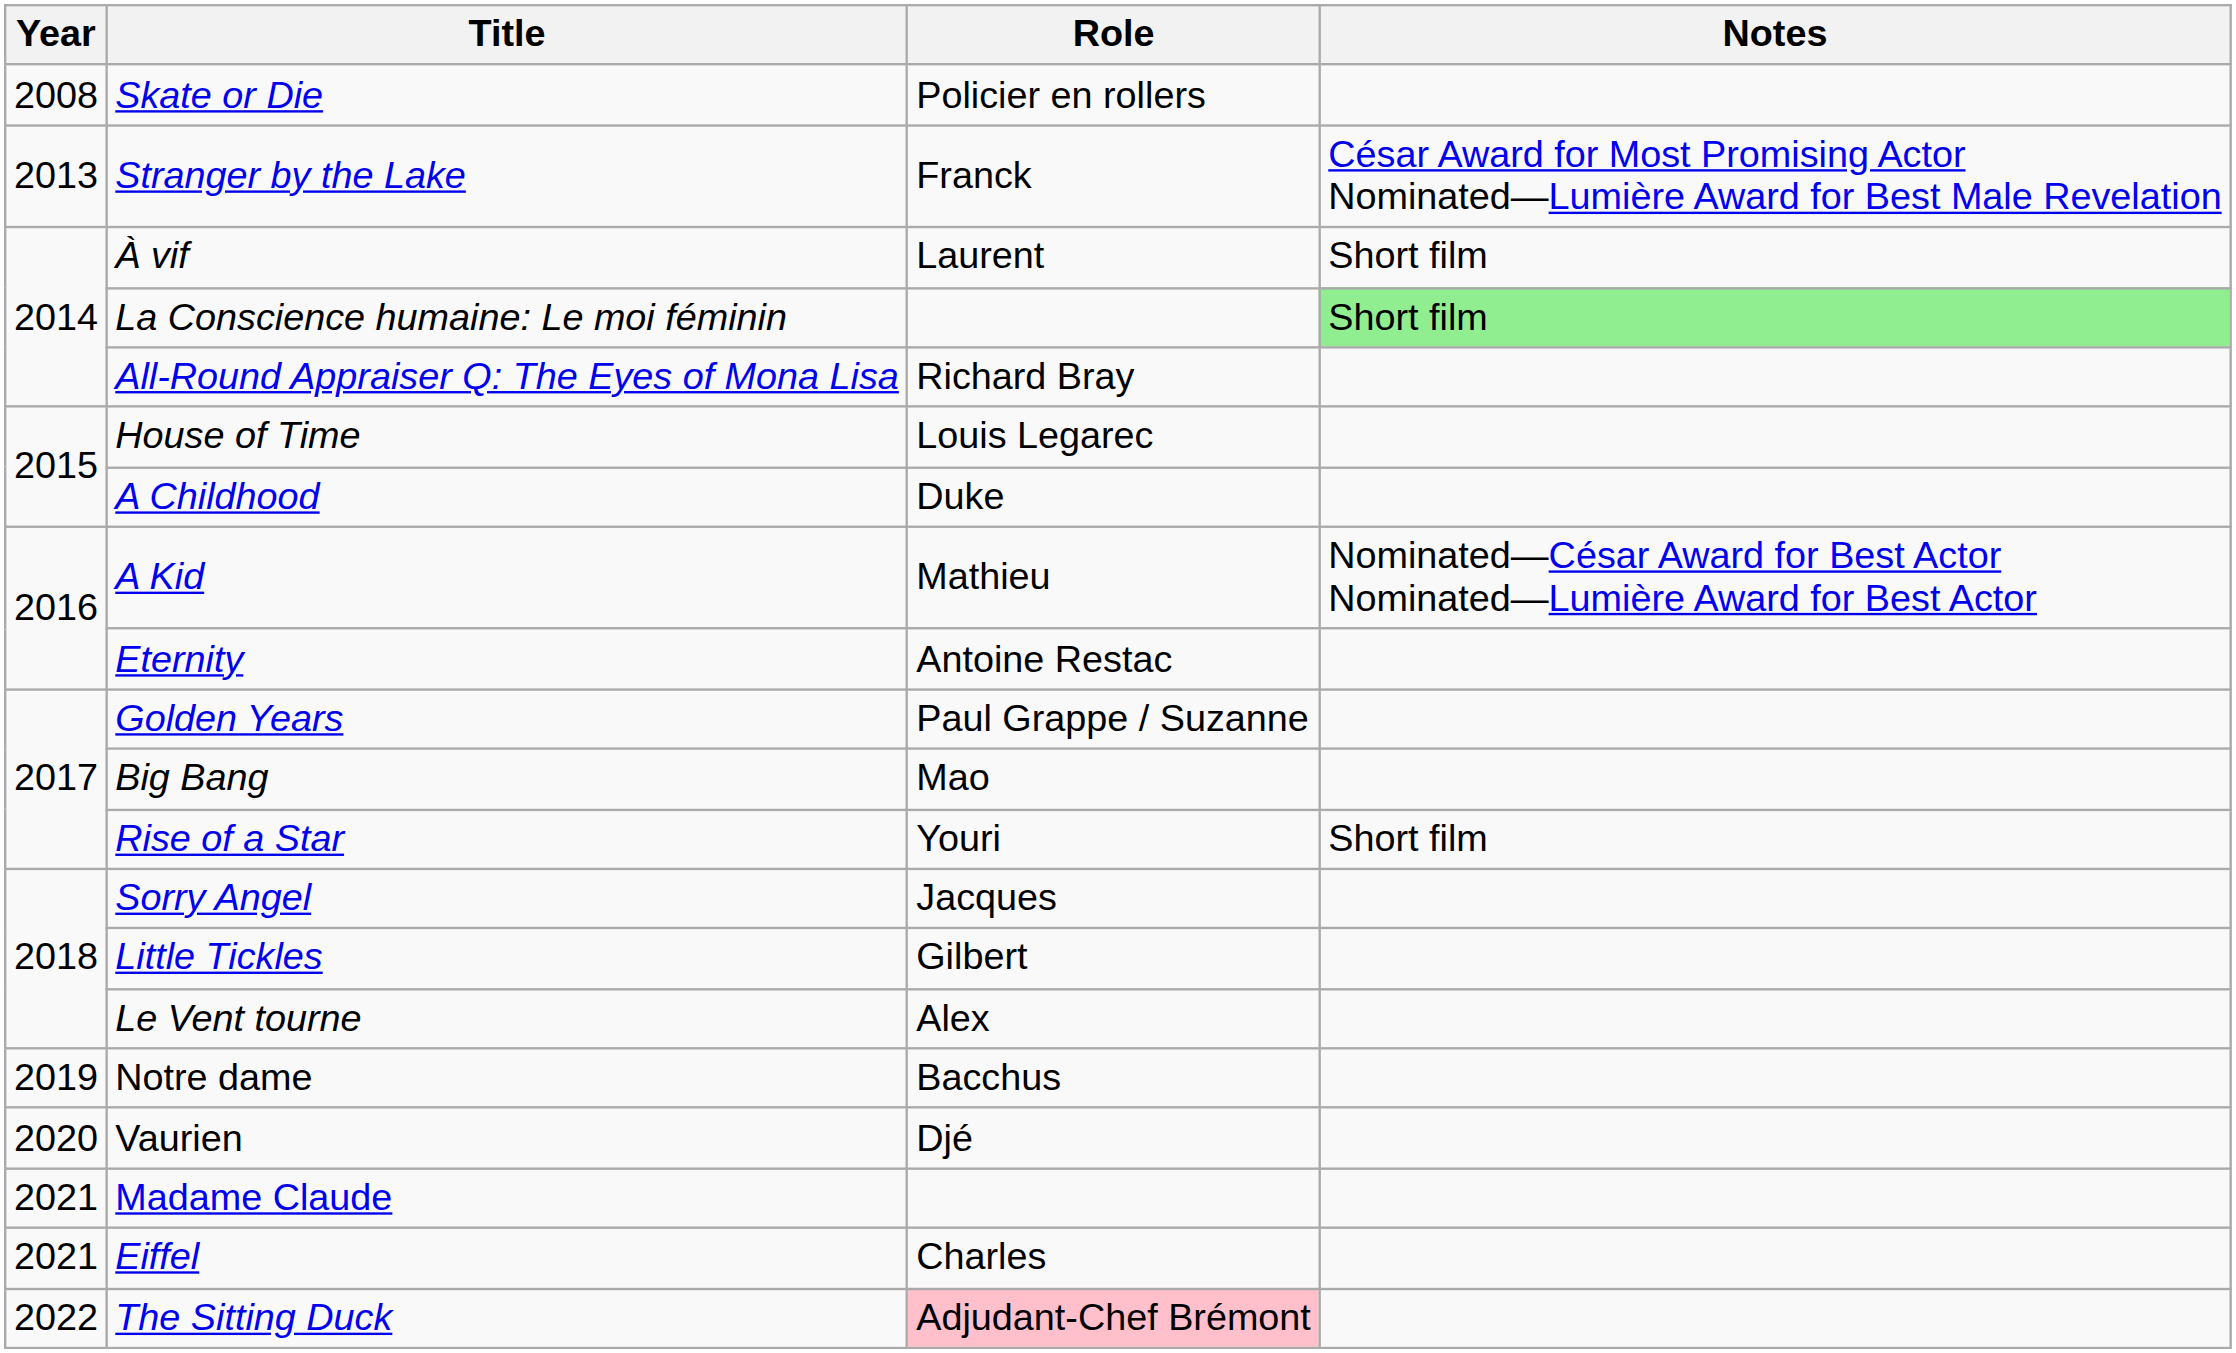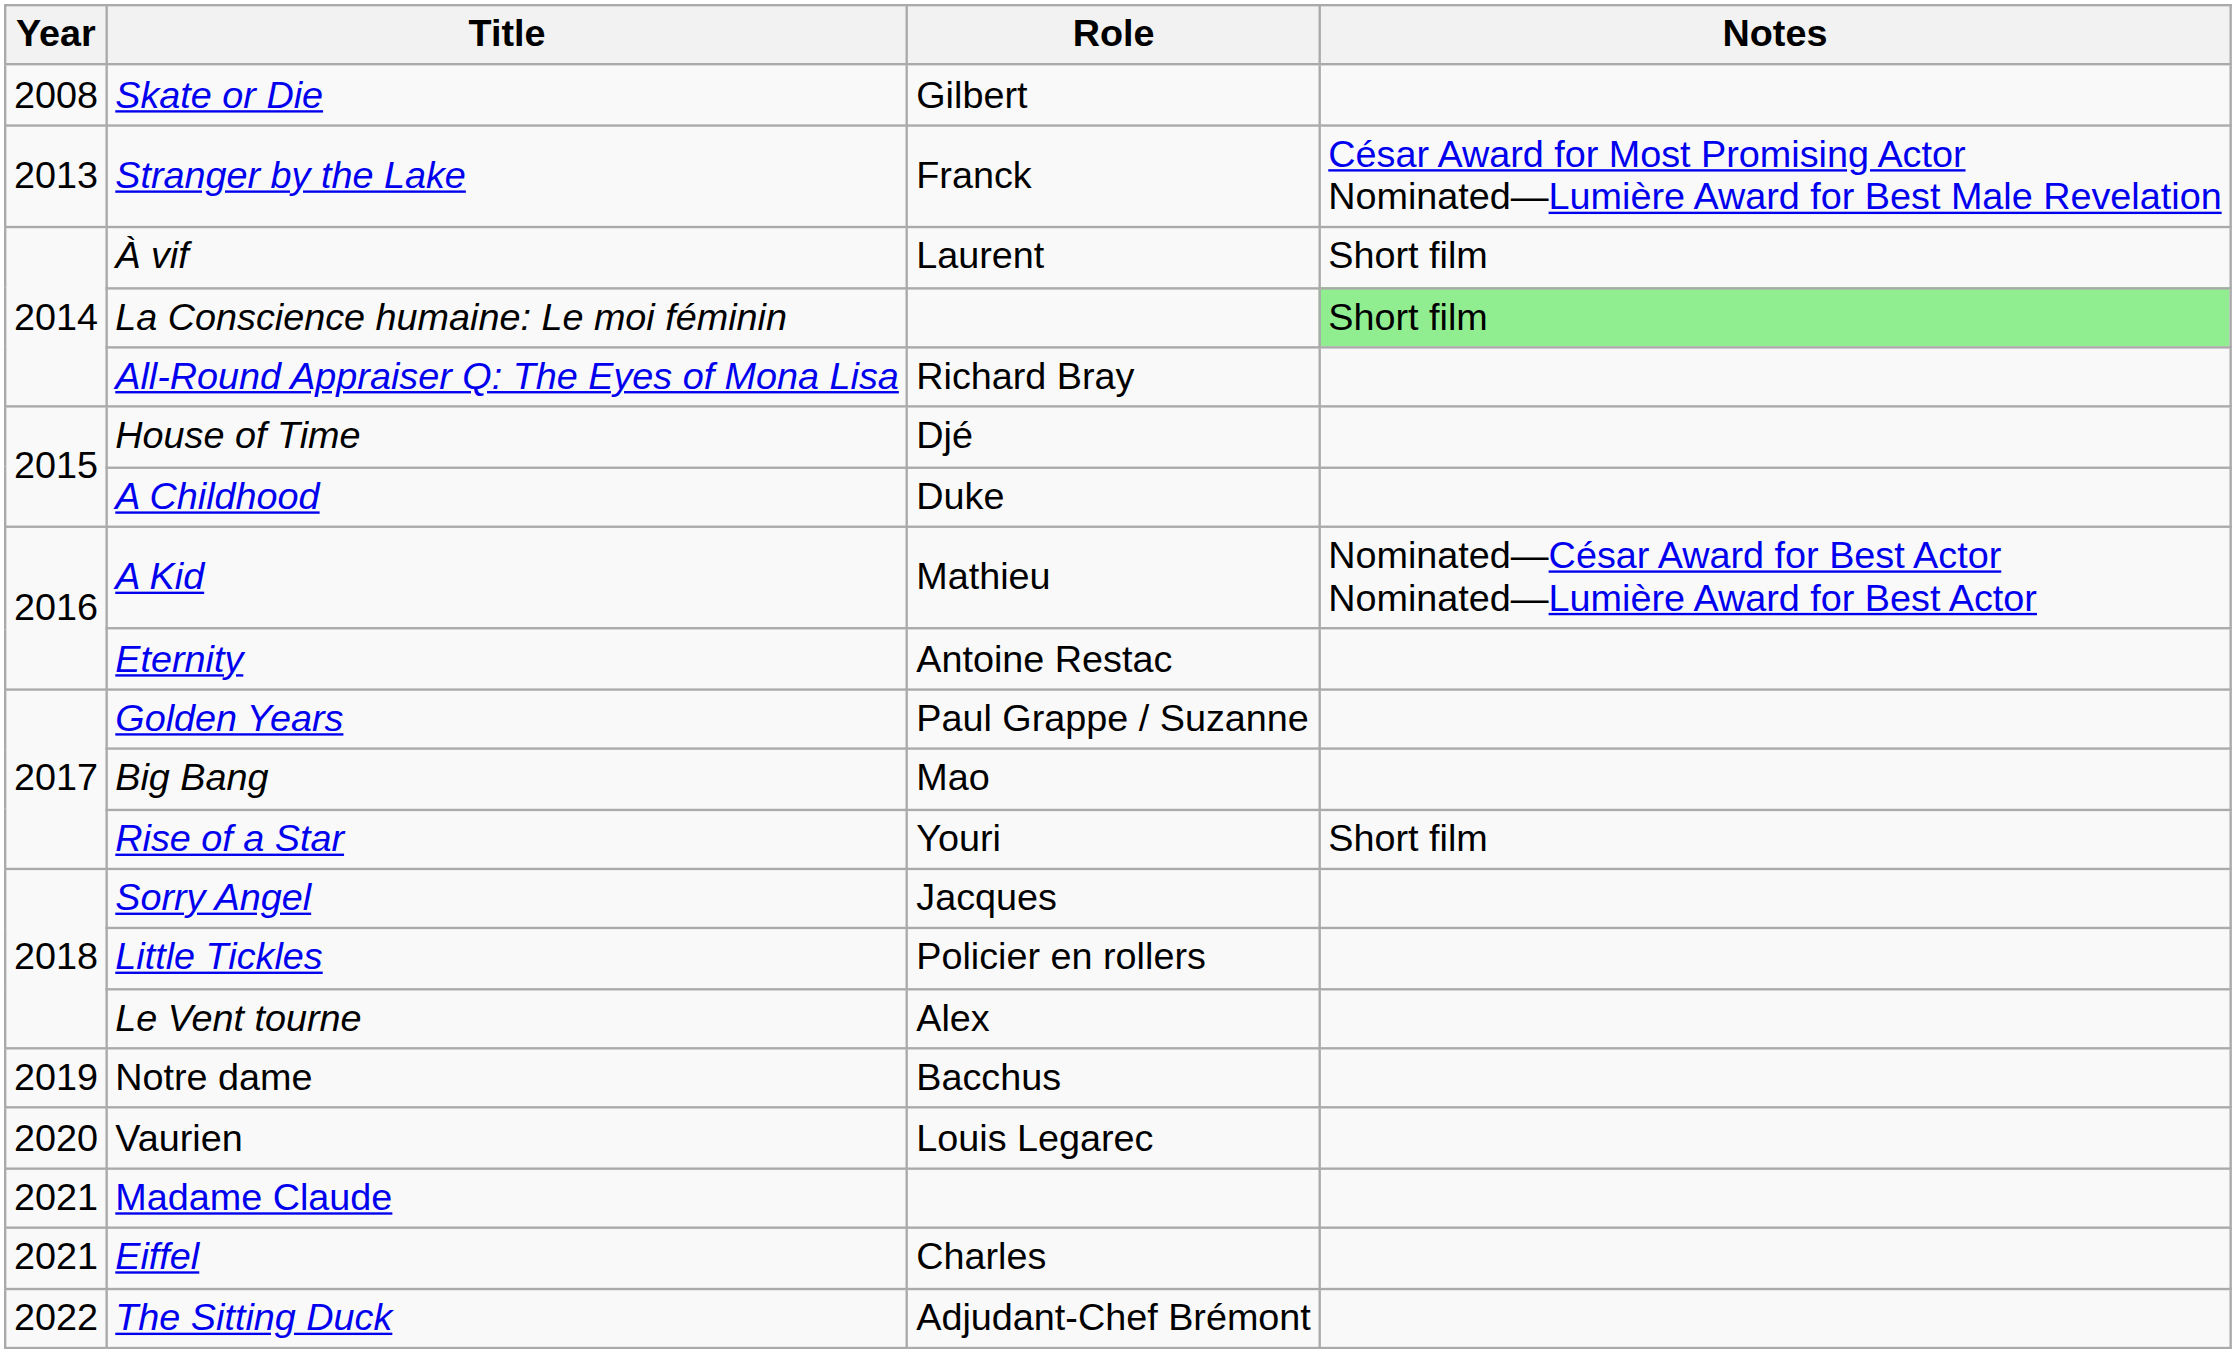(1061, 94) Policier en rollers -> (972, 94) Gilbert
(1035, 436) Louis Legarec -> (945, 436) Djé
(972, 957) Gilbert -> (1061, 957) Policier en rollers
(945, 1137) Djé -> (1035, 1137) Louis Legarec
(1114, 1317) pink background -> (1114, 1317) no background
